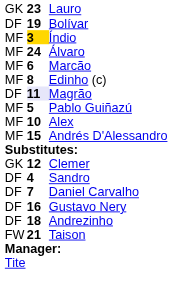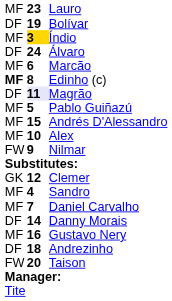(14, 9) GK -> (14, 9) MF
(14, 51) MF -> (13, 51) DF
(14, 79) normal -> (14, 79) bold
rows swapped: (108, 136) <-> (61, 122)
+ row: (67, 150)
(13, 178) DF -> (14, 192) MF
(13, 192) DF -> (14, 206) MF
+ row: (88, 220)
(13, 206) DF -> (14, 234) MF
(34, 234) 21 -> (34, 262) 20
